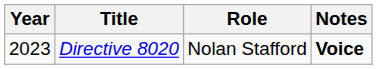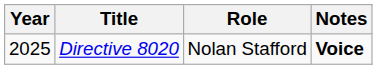(30, 49) 2023 -> (30, 49) 2025
